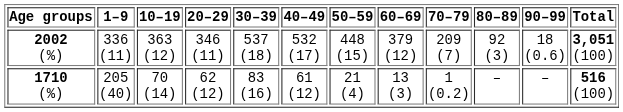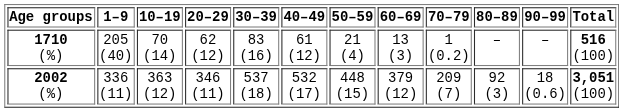rows swapped: (51, 48) <-> (51, 86)
